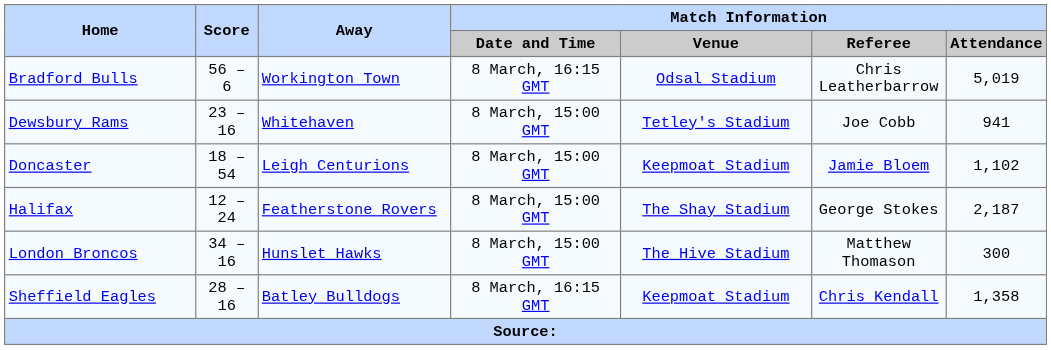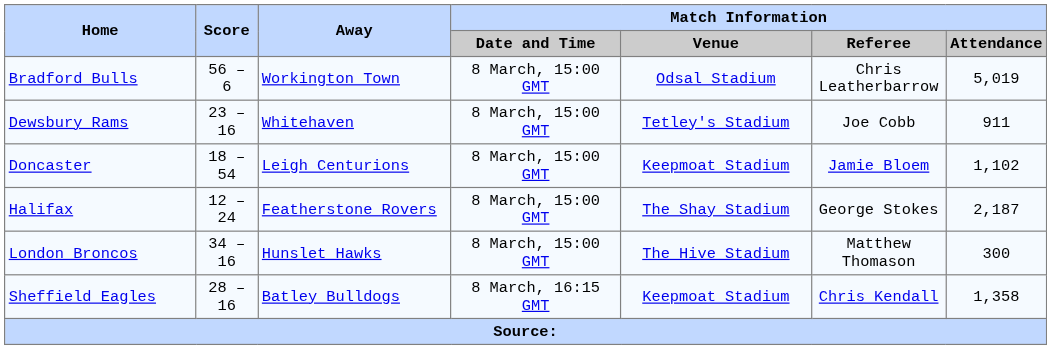(536, 78) 8 March, 16:15 GMT -> (536, 78) 8 March, 15:00 GMT
(996, 122) 941 -> (996, 122) 911
